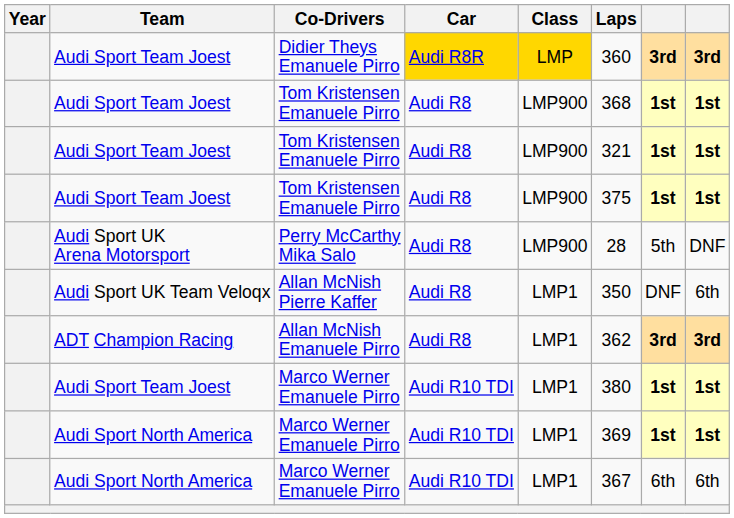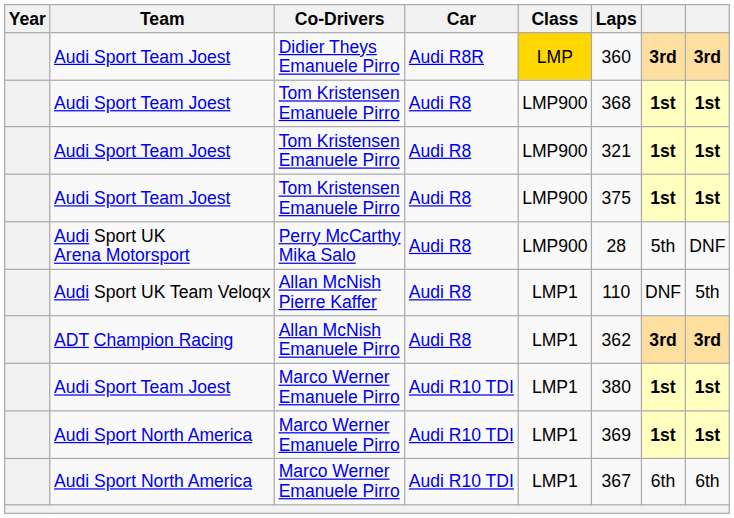(446, 56) gold background -> (446, 56) no background
(616, 293) 350 -> (616, 293) 110
(707, 293) 6th -> (707, 293) 5th
